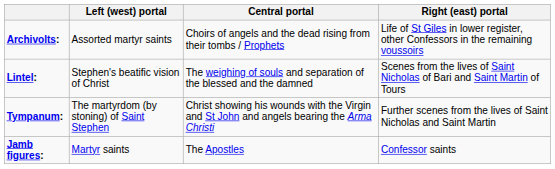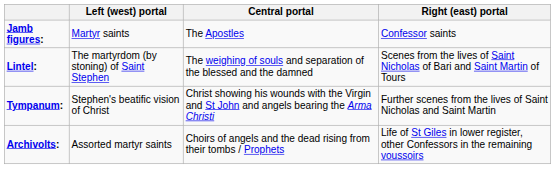rows swapped: (25, 150) <-> (33, 39)
(125, 78) Stephen's beatific vision of Christ -> (114, 67) The martyrdom (by stoning) of Saint Stephen
(114, 117) The martyrdom (by stoning) of Saint Stephen -> (125, 105) Stephen's beatific vision of Christ
